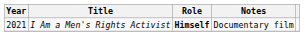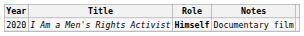(16, 25) 2021 -> (16, 25) 2020
